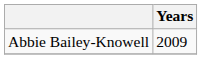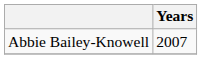(172, 41) 2009 -> (172, 41) 2007
